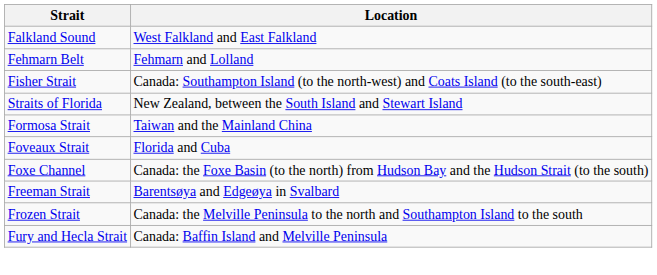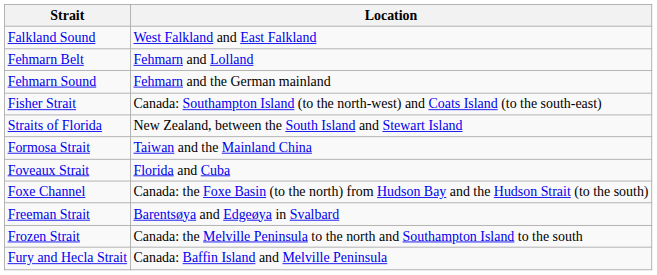+ row: (52, 81)
